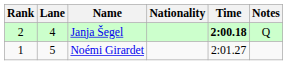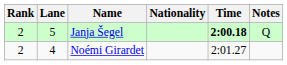(52, 32) 4 -> (52, 32) 5
(21, 50) 1 -> (21, 50) 2
(52, 50) 5 -> (52, 50) 4
